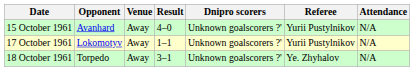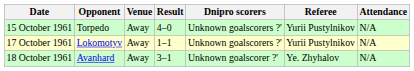(96, 27) Avanhard -> (93, 27) Torpedo
(93, 58) Torpedo -> (96, 58) Avanhard
(235, 58) Unknown goalscorers ?' -> (233, 58) Unknown goalscorer ?'
